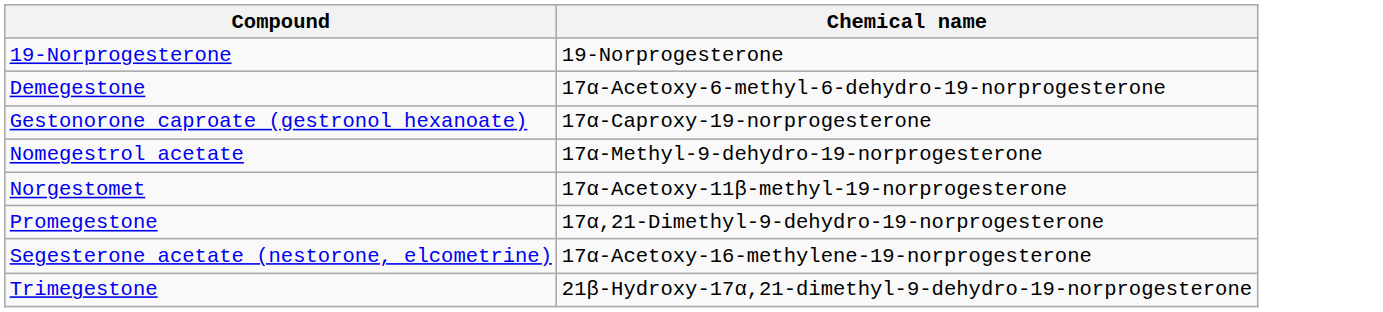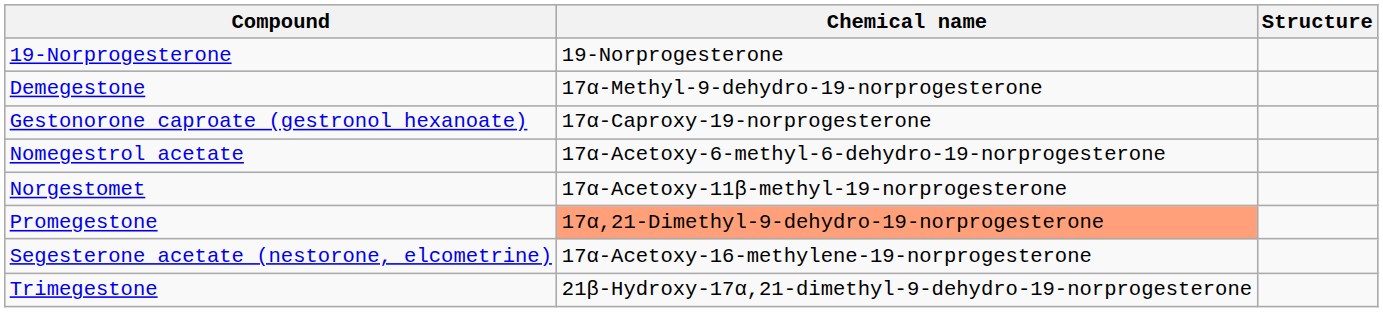+ column: (1317, 22)
(864, 88) 17α-Acetoxy-6-methyl-6-dehydro-19-norprogesterone -> (802, 88) 17α-Methyl-9-dehydro-19-norprogesterone
(802, 155) 17α-Methyl-9-dehydro-19-norprogesterone -> (864, 155) 17α-Acetoxy-6-methyl-6-dehydro-19-norprogesterone
(833, 222) no background -> (833, 222) lightsalmon background
